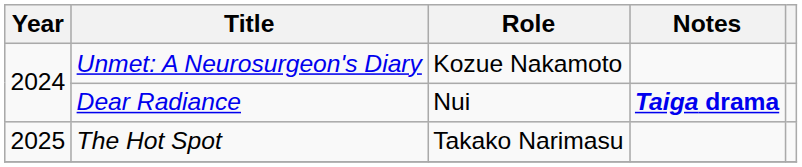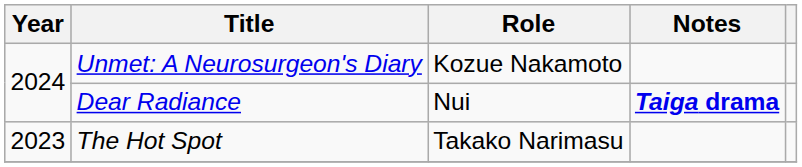(38, 141) 2025 -> (38, 141) 2023
